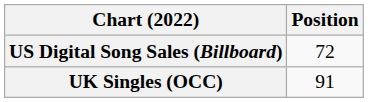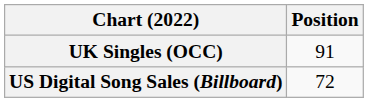rows swapped: (146, 81) <-> (146, 50)
